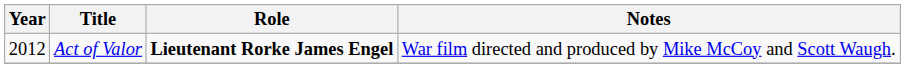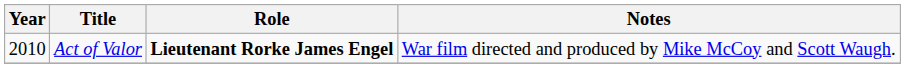(27, 48) 2012 -> (27, 48) 2010
